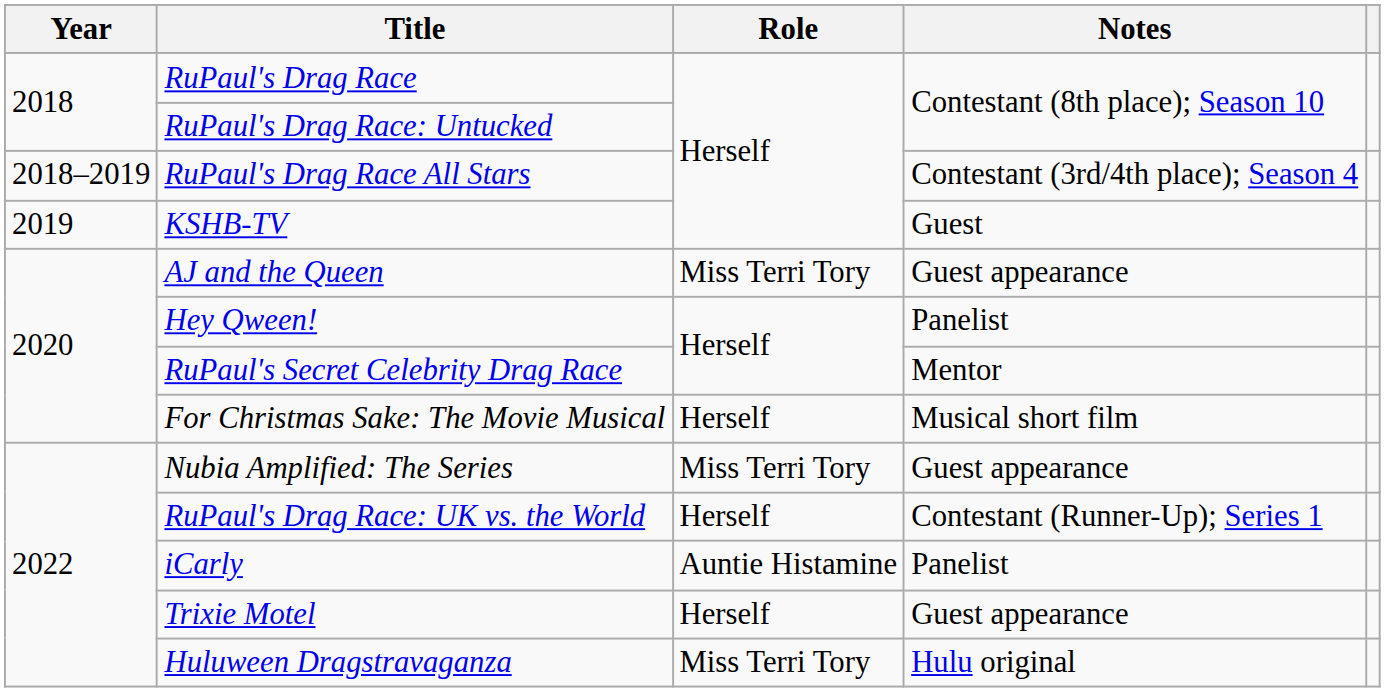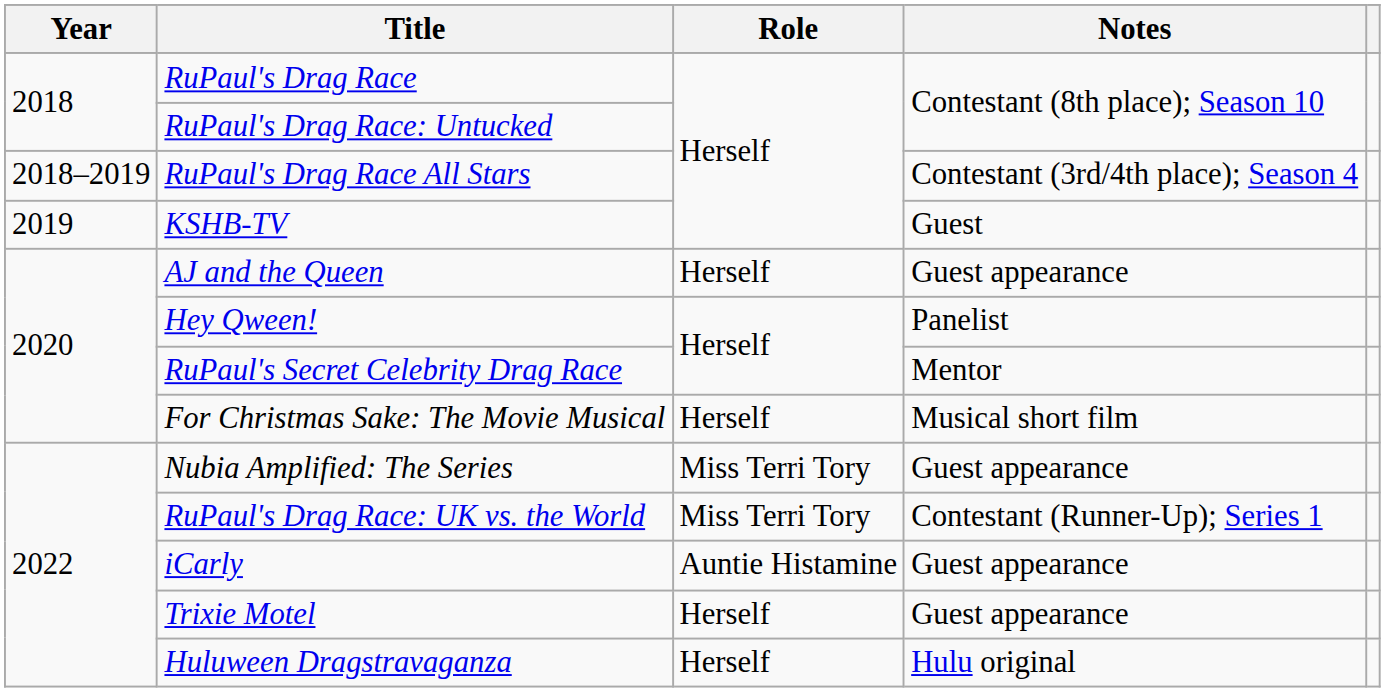(775, 272) Miss Terri Tory -> (725, 272) Herself
(725, 516) Herself -> (775, 516) Miss Terri Tory
(960, 564) Panelist -> (1020, 564) Guest appearance
(775, 662) Miss Terri Tory -> (725, 662) Herself
